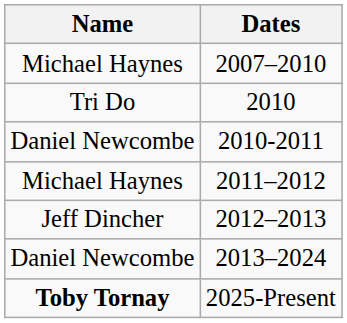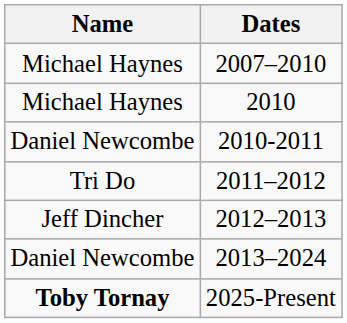(102, 102) Tri Do -> (102, 102) Michael Haynes
(102, 180) Michael Haynes -> (102, 180) Tri Do
